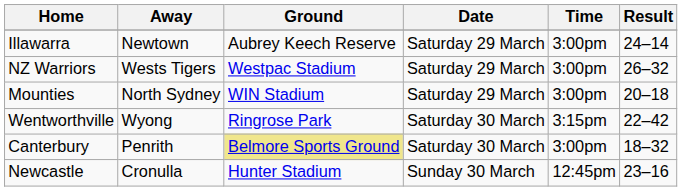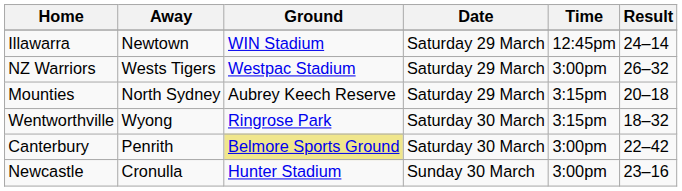(312, 43) Aubrey Keech Reserve -> (276, 43) WIN Stadium
(580, 43) 3:00pm -> (584, 43) 12:45pm
(276, 95) WIN Stadium -> (312, 95) Aubrey Keech Reserve
(580, 95) 3:00pm -> (580, 95) 3:15pm
(646, 120) 22–42 -> (646, 120) 18–32
(646, 146) 18–32 -> (646, 146) 22–42
(584, 172) 12:45pm -> (580, 172) 3:00pm
